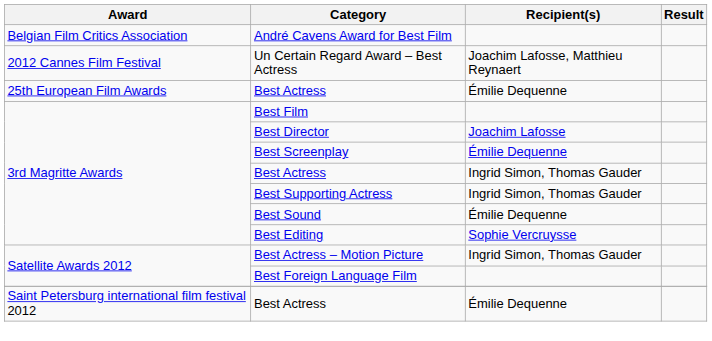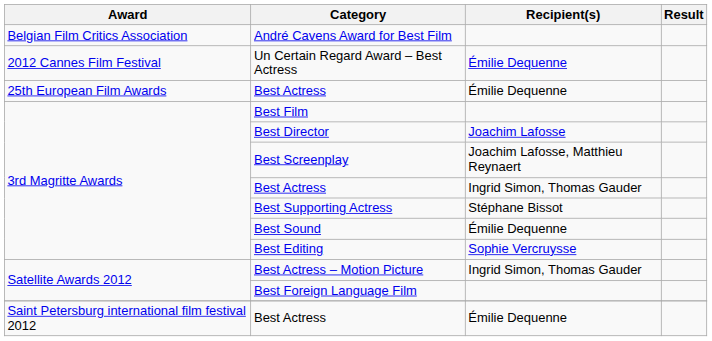(545, 63) Joachim Lafosse, Matthieu Reynaert -> (518, 63) Émilie Dequenne
(518, 152) Émilie Dequenne -> (545, 159) Joachim Lafosse, Matthieu Reynaert
(555, 193) Ingrid Simon, Thomas Gauder -> (516, 208) Stéphane Bissot
